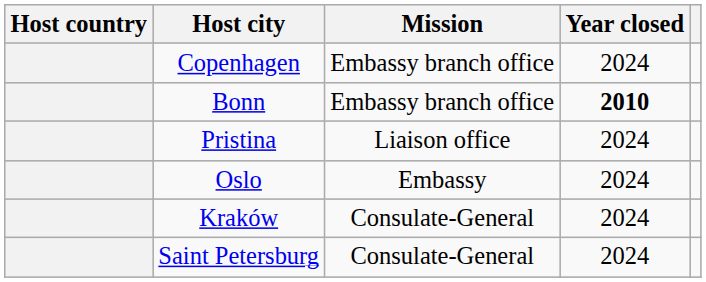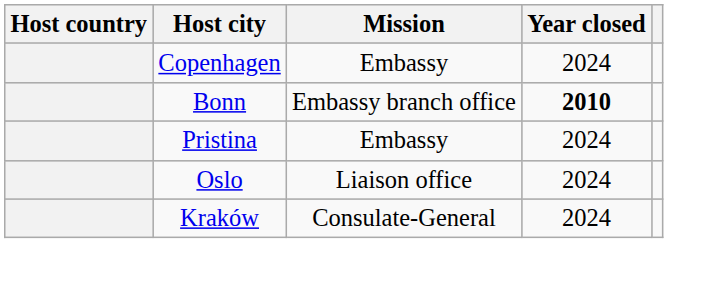(442, 62) Embassy branch office -> (404, 62) Embassy
(442, 140) Liaison office -> (404, 140) Embassy
(442, 179) Embassy -> (404, 179) Liaison office
- row: (239, 256)
